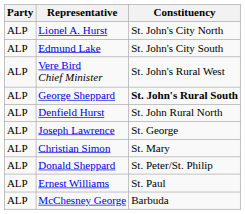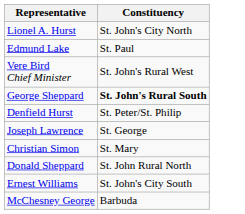- column: (20, 13)
(177, 48) St. John's City South -> (117, 48) St. Paul
(177, 113) St. John Rural North -> (141, 113) St. Peter/St. Philip
(172, 165) St. Peter/St. Philip -> (145, 165) St. John Rural North
(148, 183) St. Paul -> (146, 183) St. John's City South
